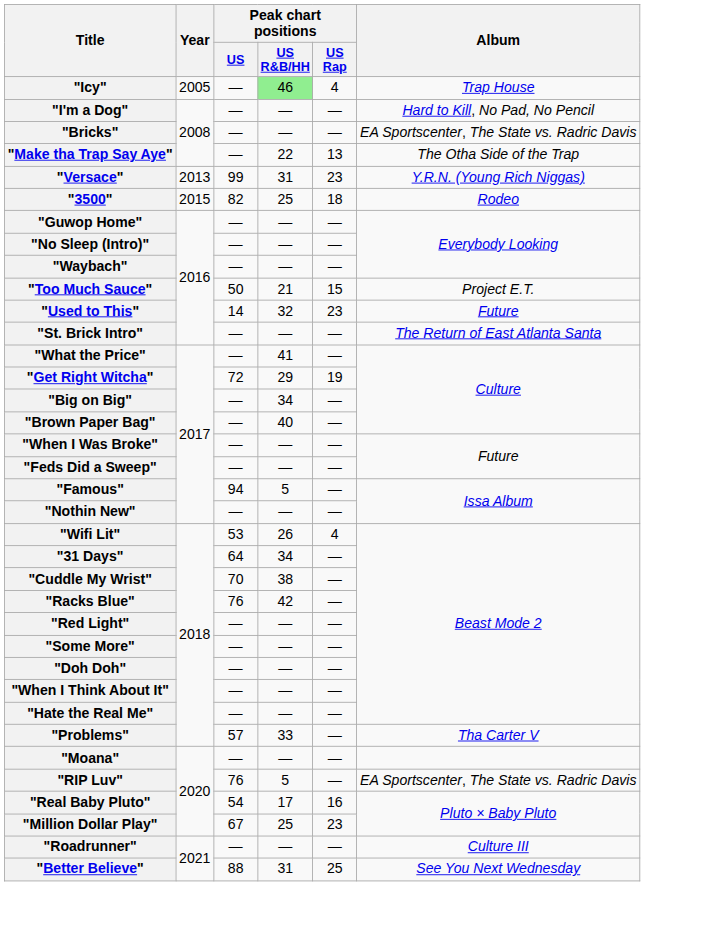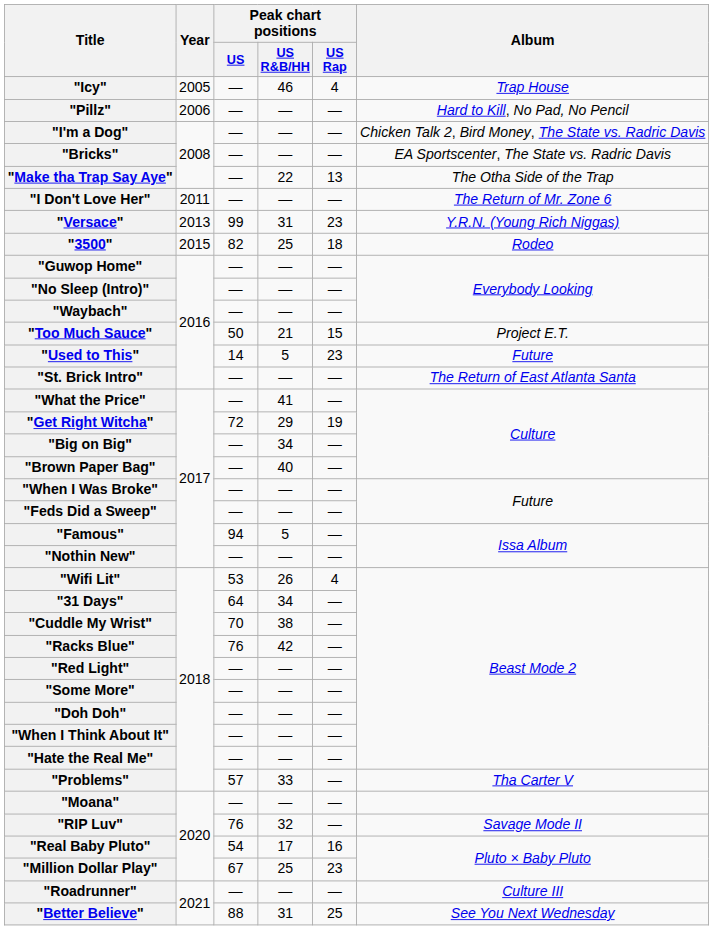(285, 87) lightgreen background -> (285, 87) no background
+ row: (90, 110)
(498, 110) Hard to Kill, No Pad, No Pencil -> (533, 132) Chicken Talk 2, Bird Money, The State vs. Radric Davis
+ row: (90, 199)
(285, 311) 32 -> (285, 355) 5
(285, 780) 5 -> (285, 824) 32
(498, 780) EA Sportscenter, The State vs. Radric Davis -> (533, 824) Savage Mode II
